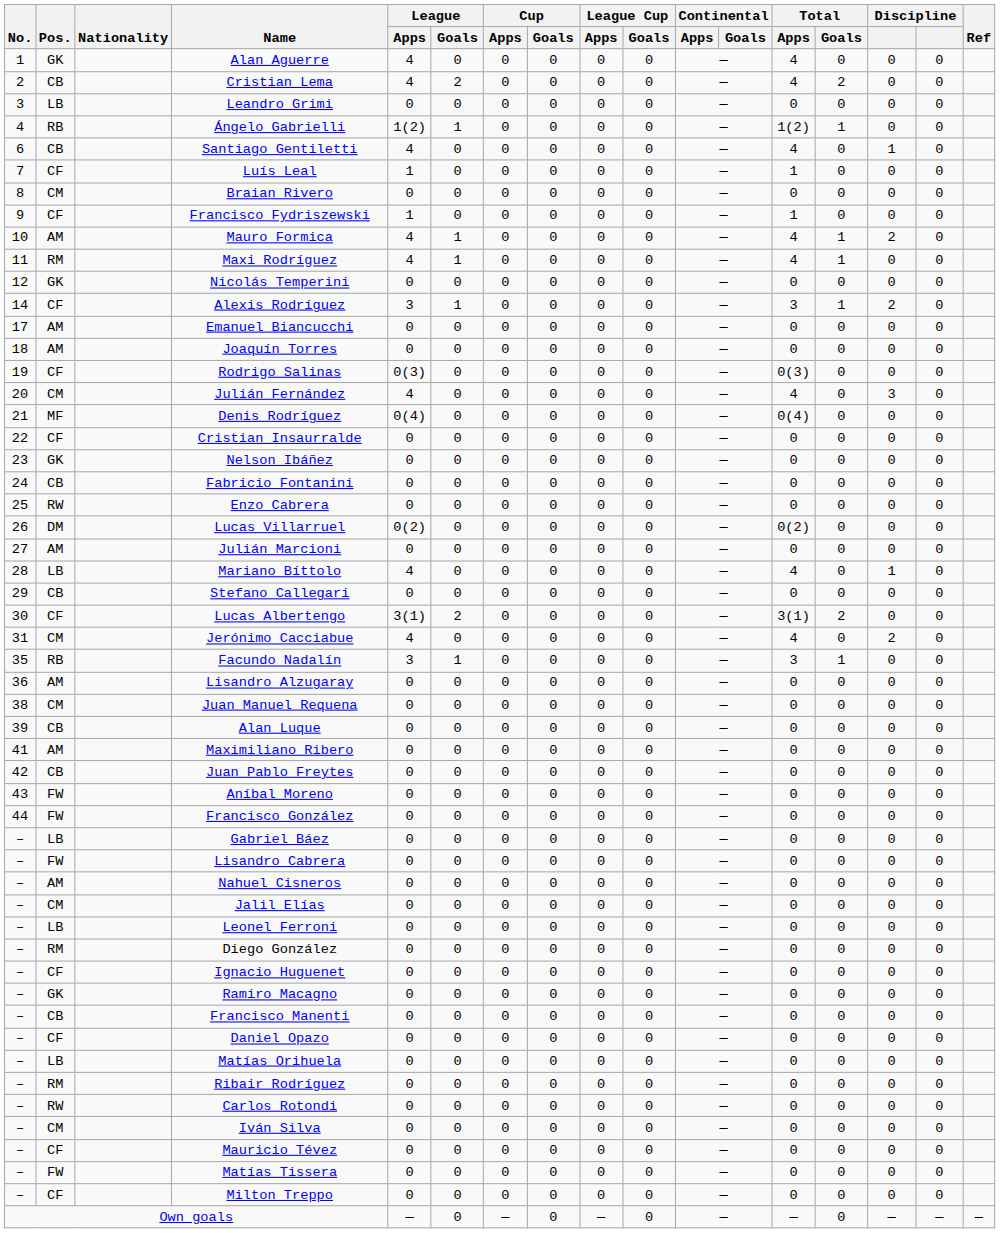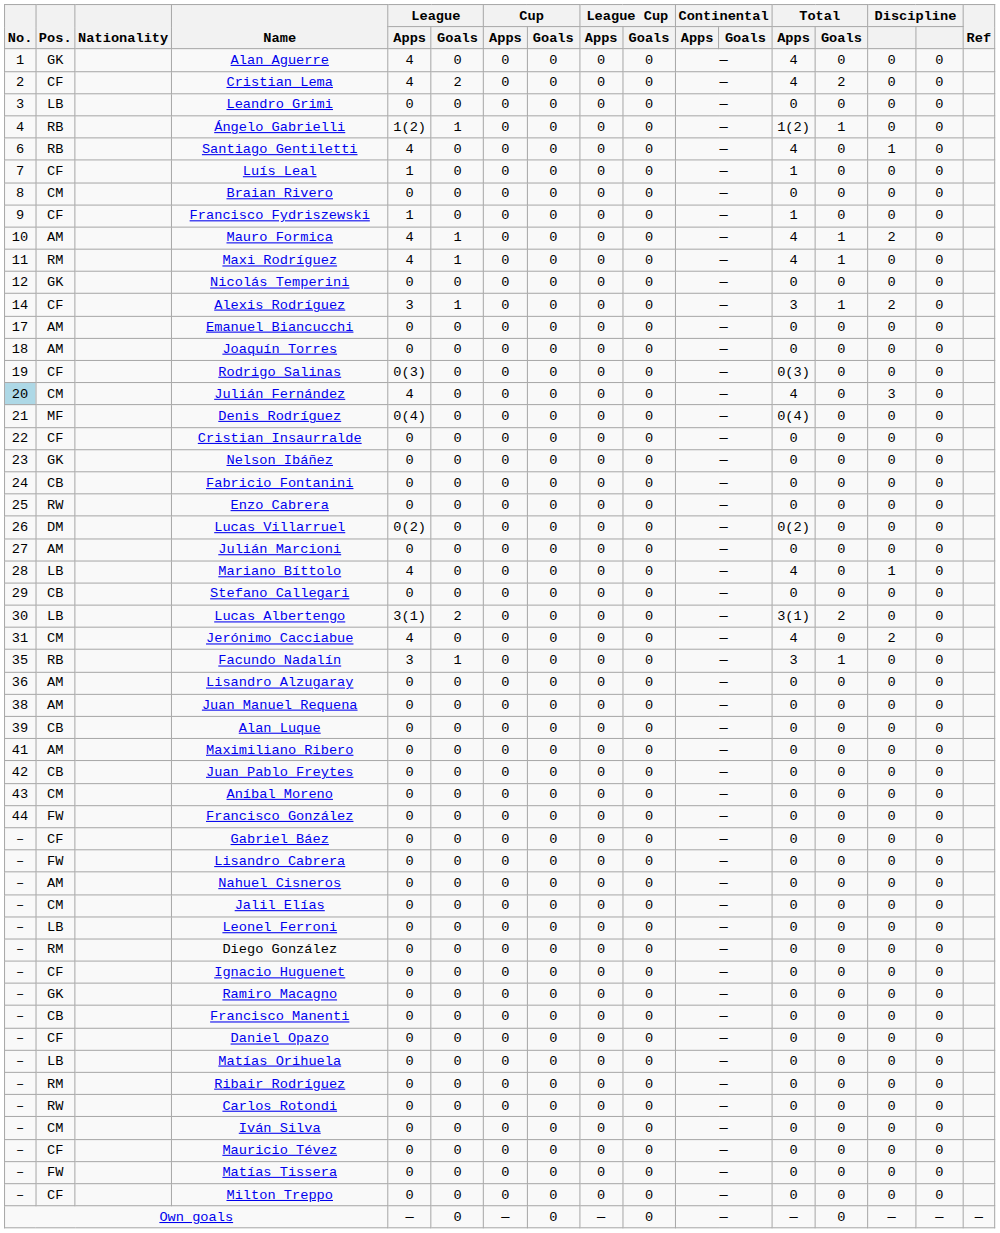(55, 82) CB -> (55, 82) CF
(55, 149) CB -> (55, 149) RB
(20, 394) no background -> (20, 394) lightblue background
(55, 616) CF -> (55, 616) LB
(55, 705) CM -> (55, 705) AM
(55, 794) FW -> (55, 794) CM
(55, 839) LB -> (55, 839) CF
